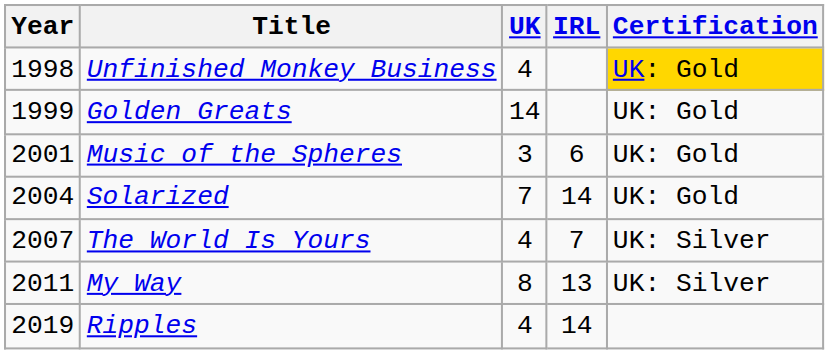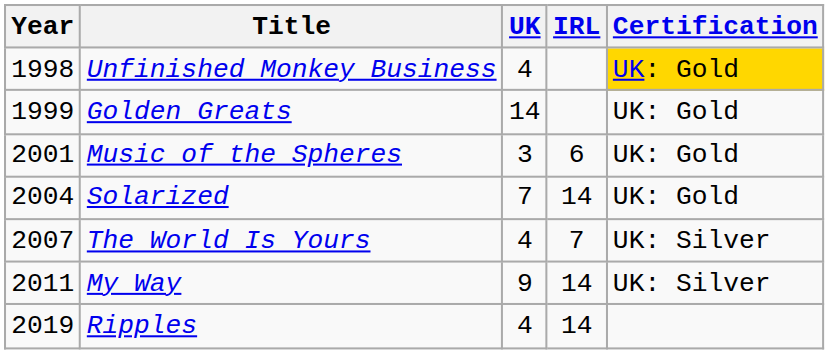(525, 283) 8 -> (525, 283) 9
(577, 283) 13 -> (577, 283) 14
